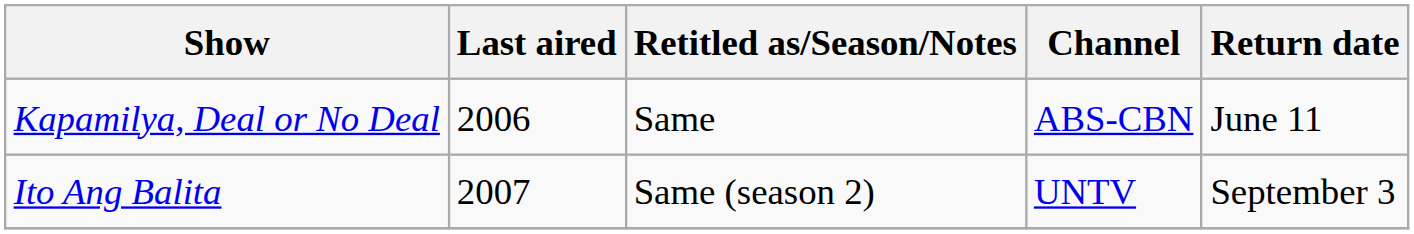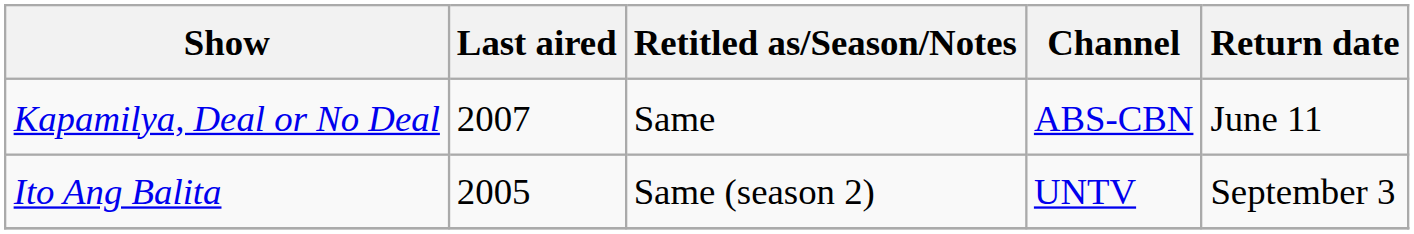(494, 117) 2006 -> (494, 117) 2007
(494, 191) 2007 -> (494, 191) 2005
